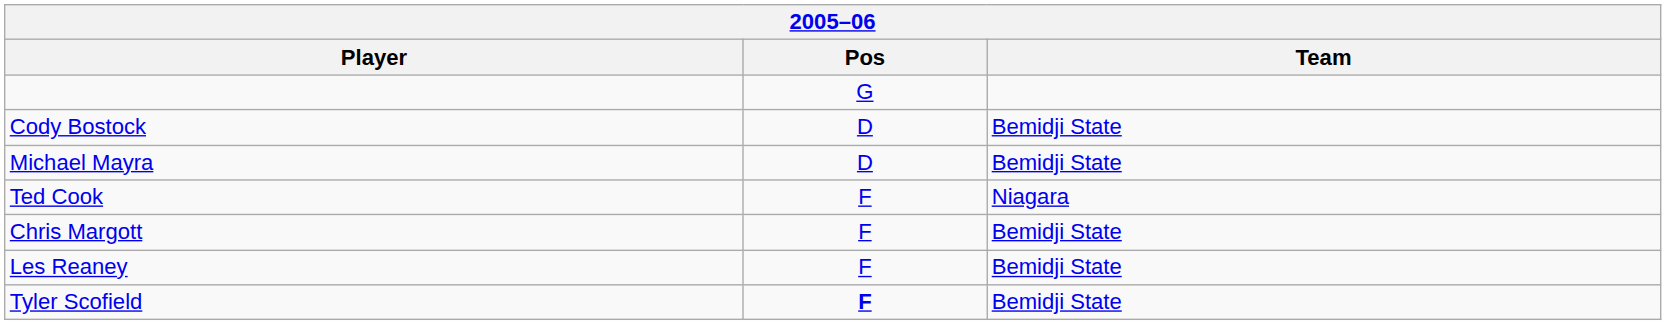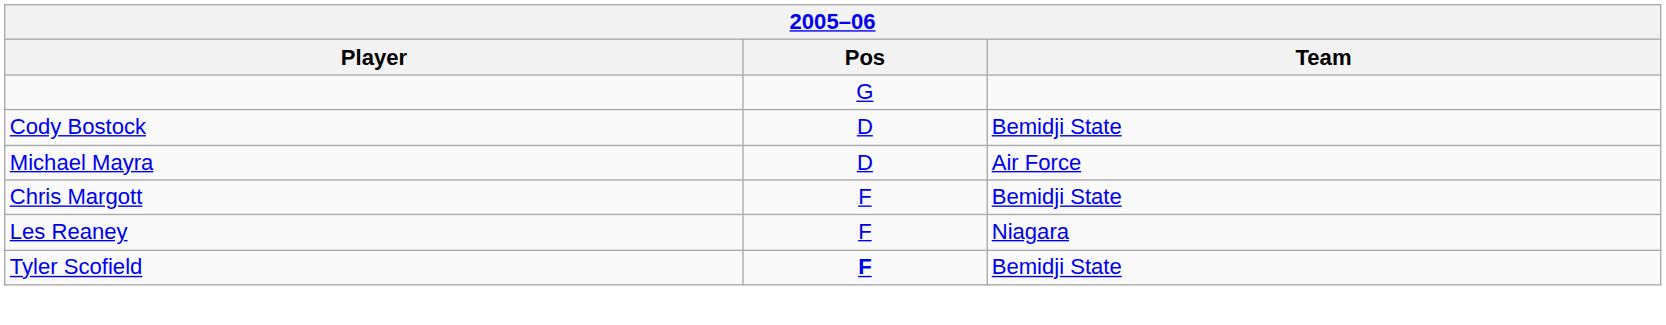(1057, 162) Bemidji State -> (1036, 162) Air Force
- row: (56, 197)
(1057, 267) Bemidji State -> (1030, 232) Niagara
